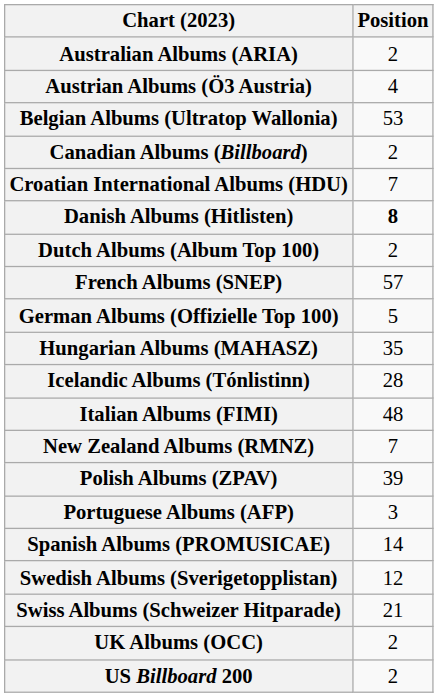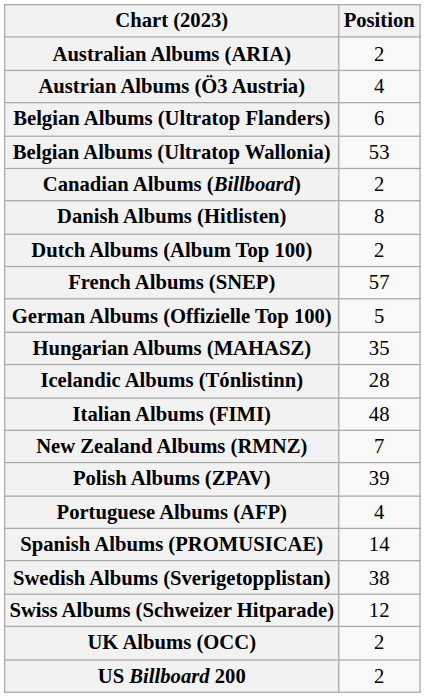+ row: (172, 119)
- row: (179, 184)
(393, 217) bold -> (379, 217) normal
(393, 511) 3 -> (379, 511) 4
(393, 577) 12 -> (379, 577) 38
(393, 610) 21 -> (379, 610) 12
